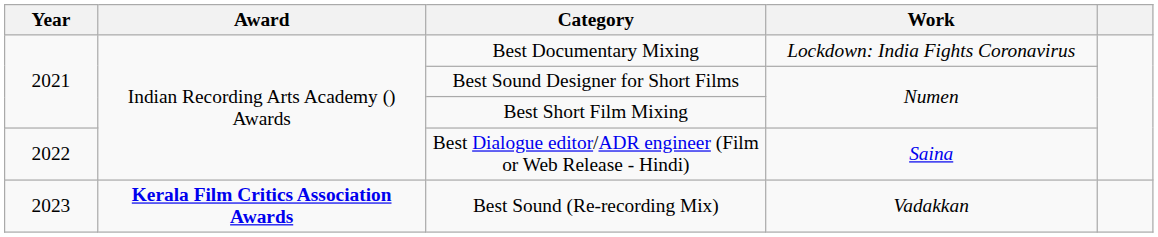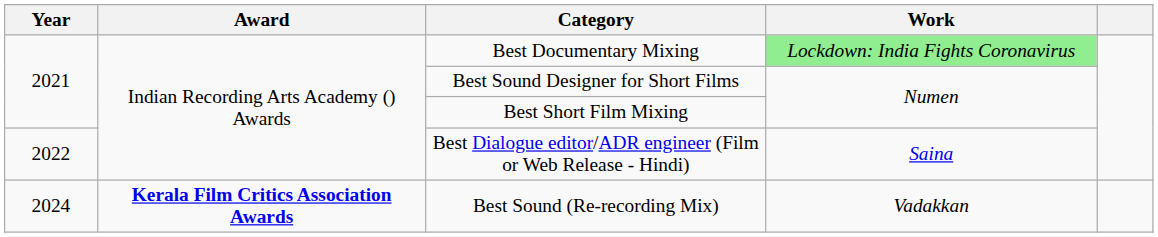(931, 50) no background -> (931, 50) lightgreen background
(51, 206) 2023 -> (51, 206) 2024
